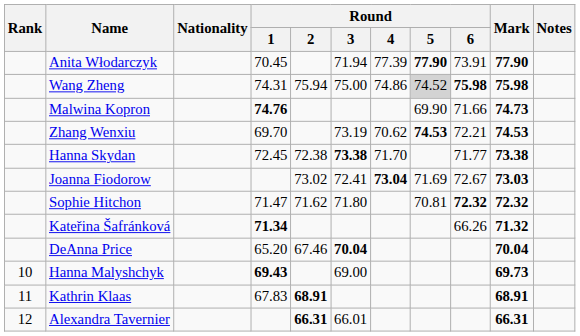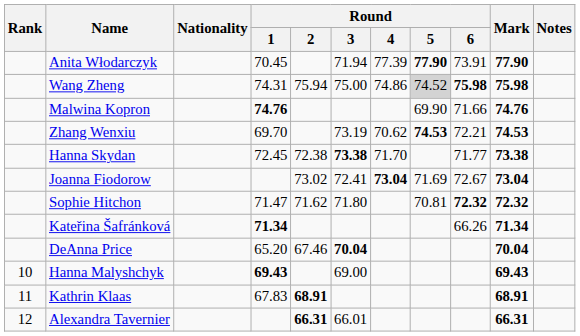(512, 109) 74.73 -> (512, 109) 74.76
(512, 179) 73.03 -> (512, 179) 73.04
(512, 226) 71.32 -> (512, 226) 71.34
(512, 272) 69.73 -> (512, 272) 69.43
